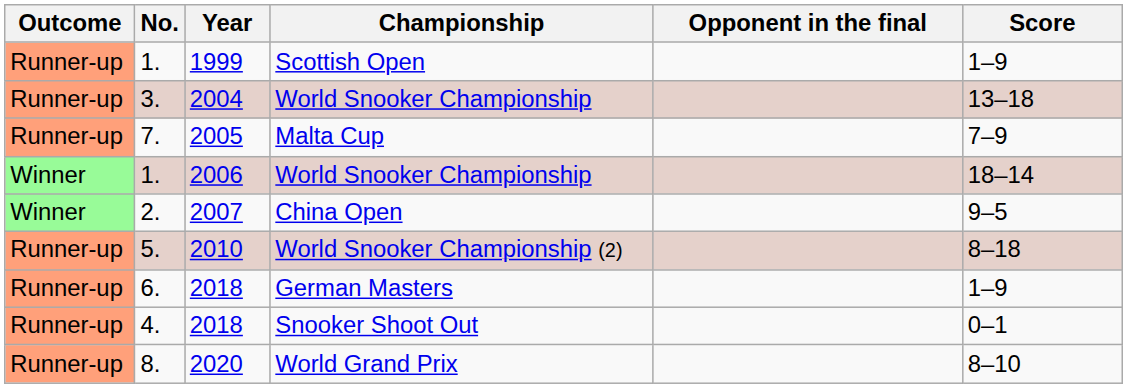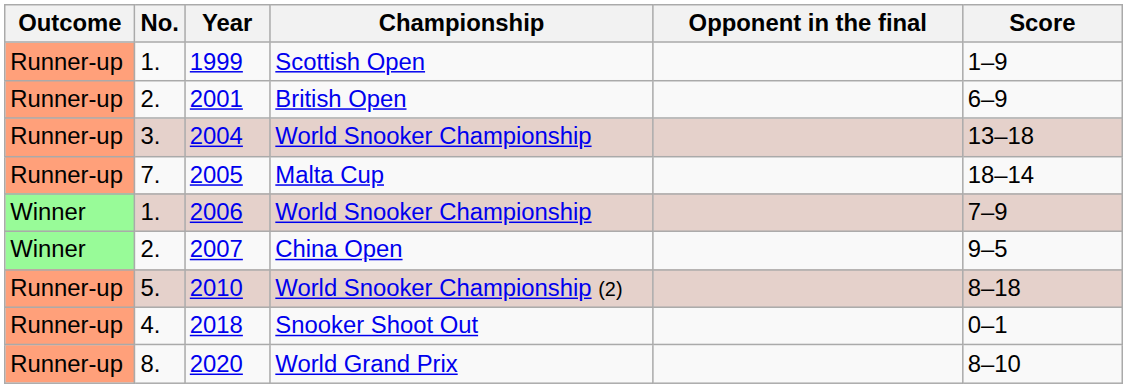+ row: (216, 99)
(988, 136) 7–9 -> (1001, 174) 18–14
(1001, 174) 18–14 -> (988, 212) 7–9
- row: (216, 288)
